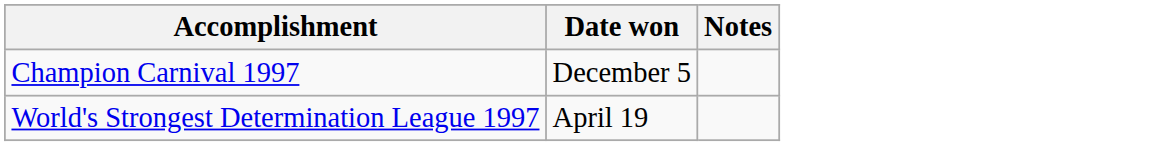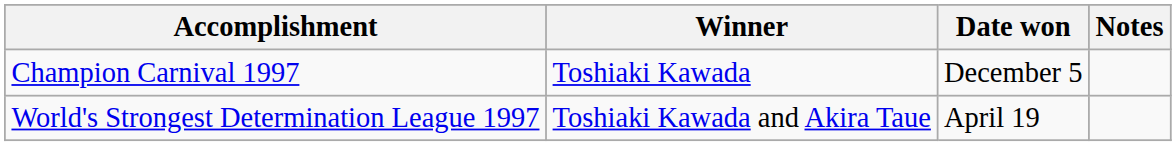+ column: (742, 27)
